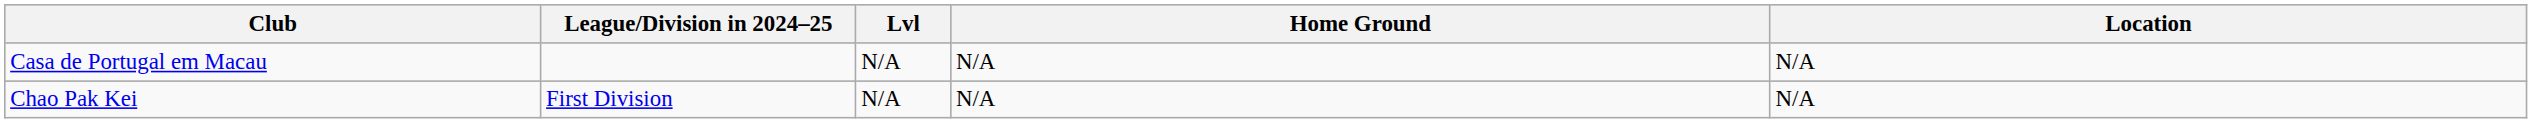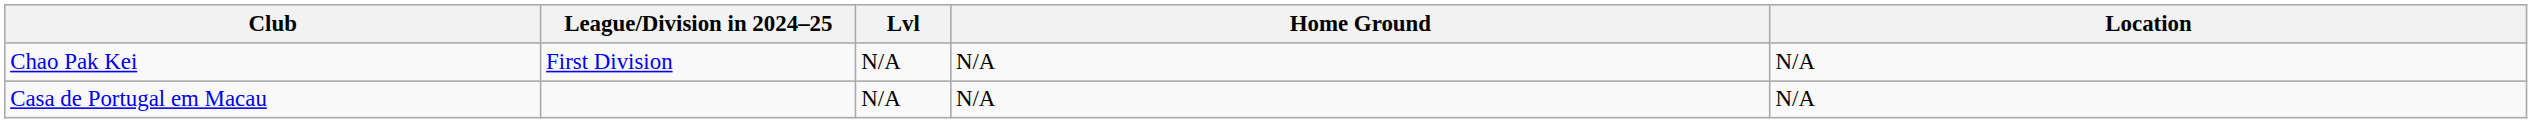rows swapped: (139, 61) <-> (74, 99)
